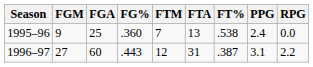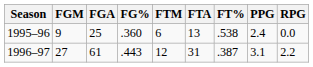(158, 33) 7 -> (158, 33) 6
(95, 52) 60 -> (95, 52) 61
